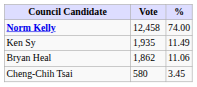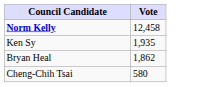- column: (179, 12)
